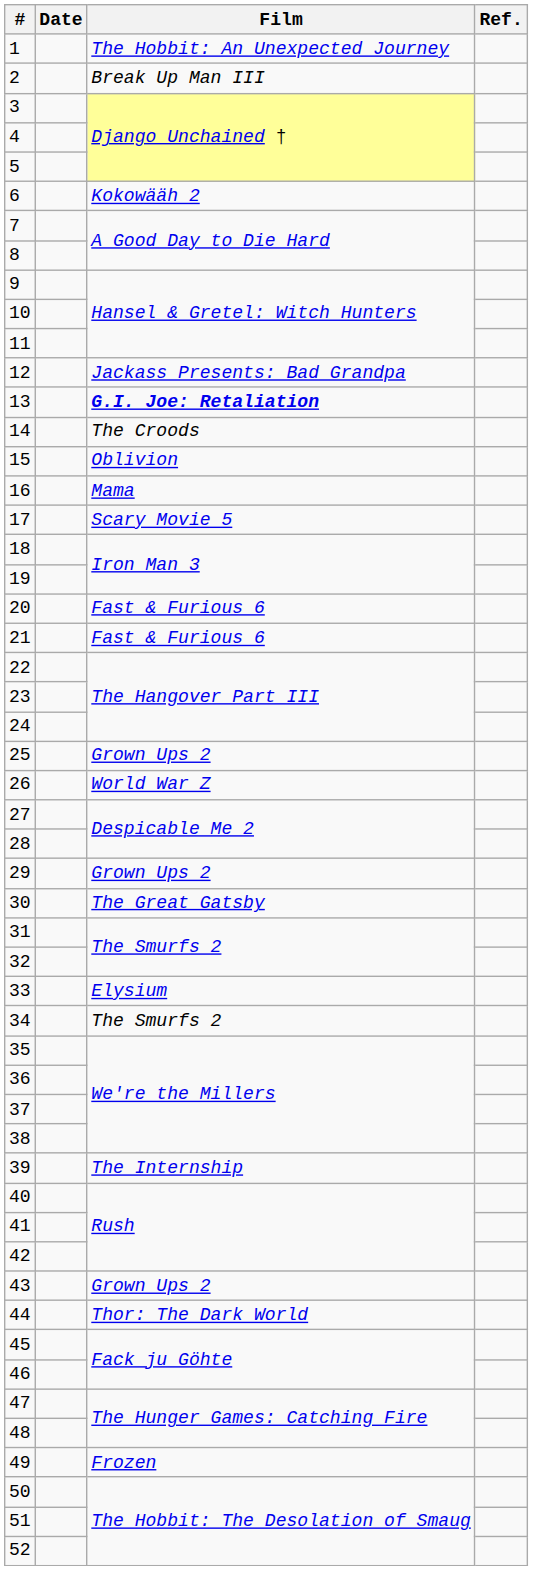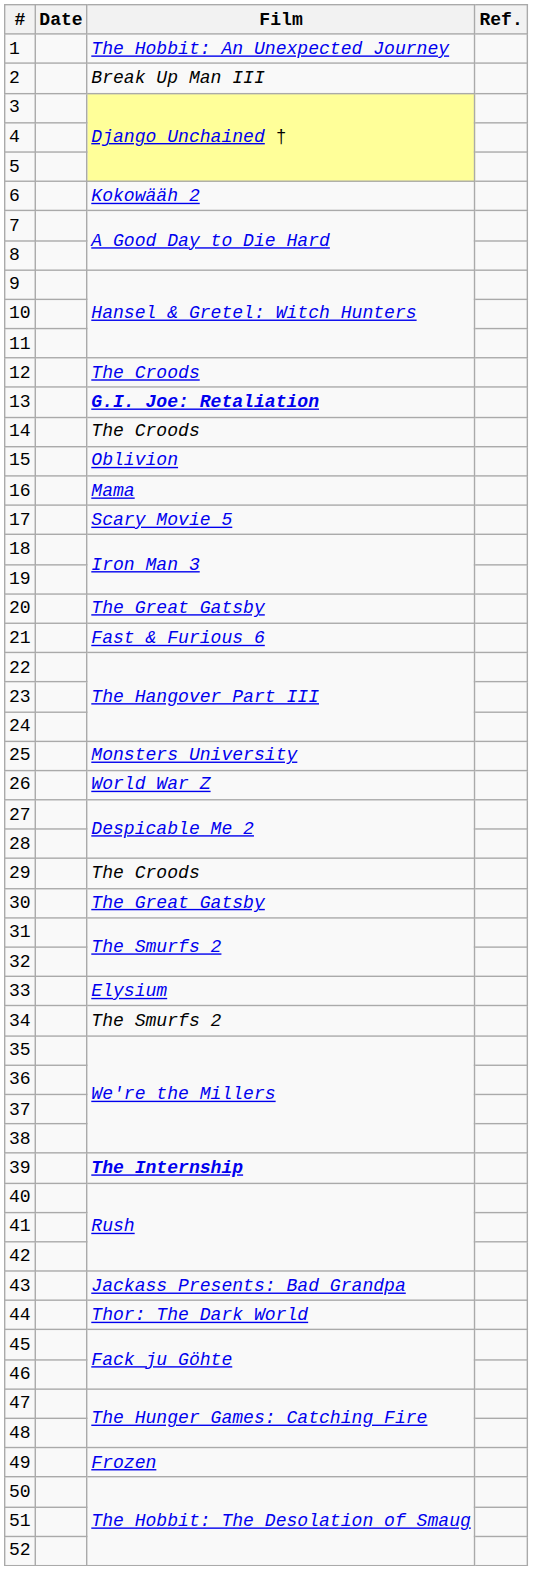(249, 373) Jackass Presents: Bad Grandpa -> (146, 373) The Croods
(178, 608) Fast & Furious 6 -> (178, 608) The Great Gatsby
(151, 756) Grown Ups 2 -> (194, 756) Monsters University
(151, 873) Grown Ups 2 -> (146, 873) The Croods
(167, 1168) normal -> (167, 1168) bold
(151, 1286) Grown Ups 2 -> (249, 1286) Jackass Presents: Bad Grandpa
